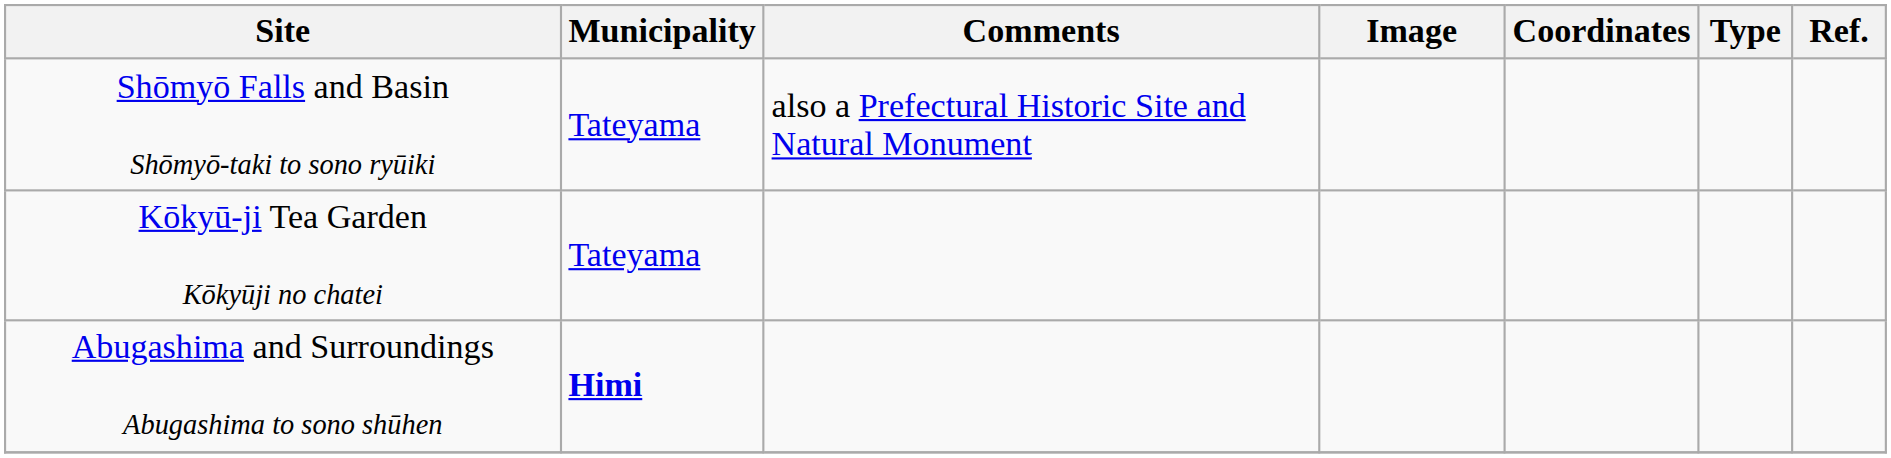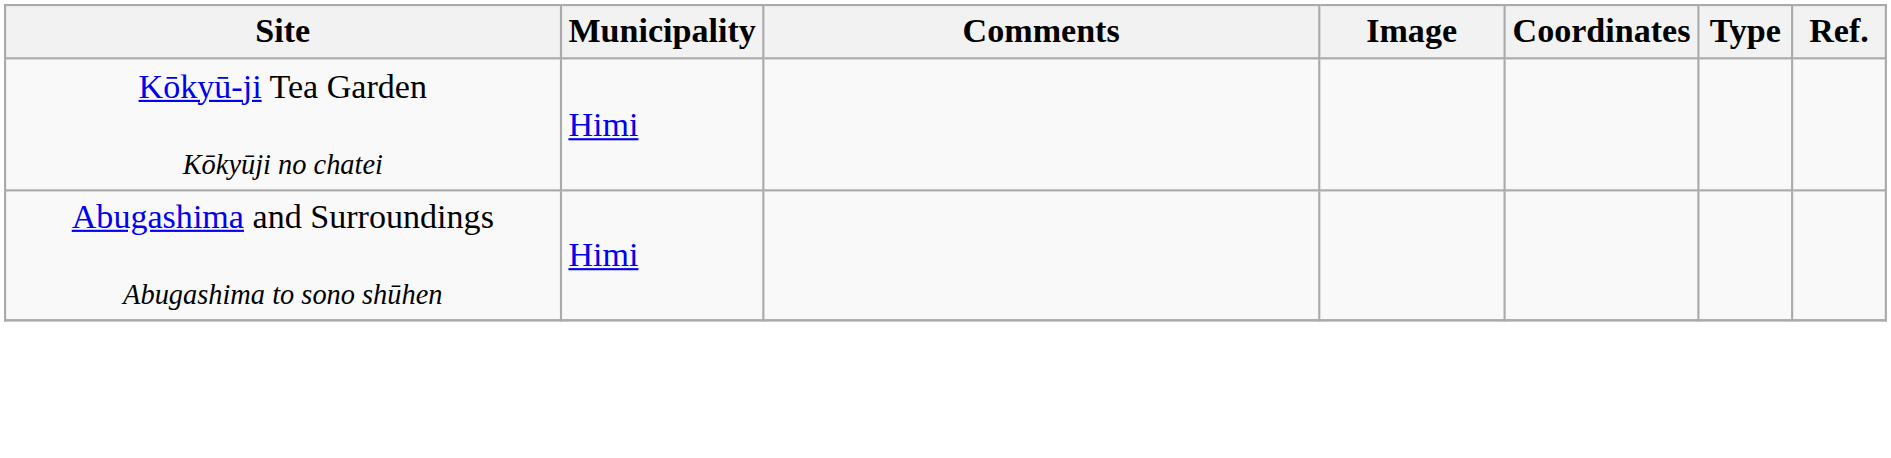- row: (283, 123)
(634, 254) Tateyama -> (603, 123) Himi
(605, 385) bold -> (603, 254) normal
